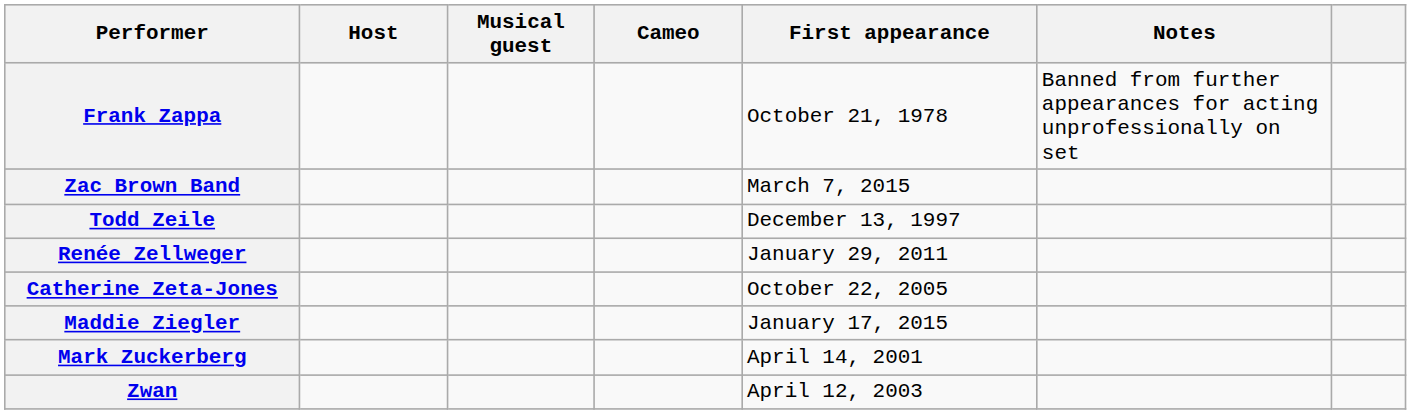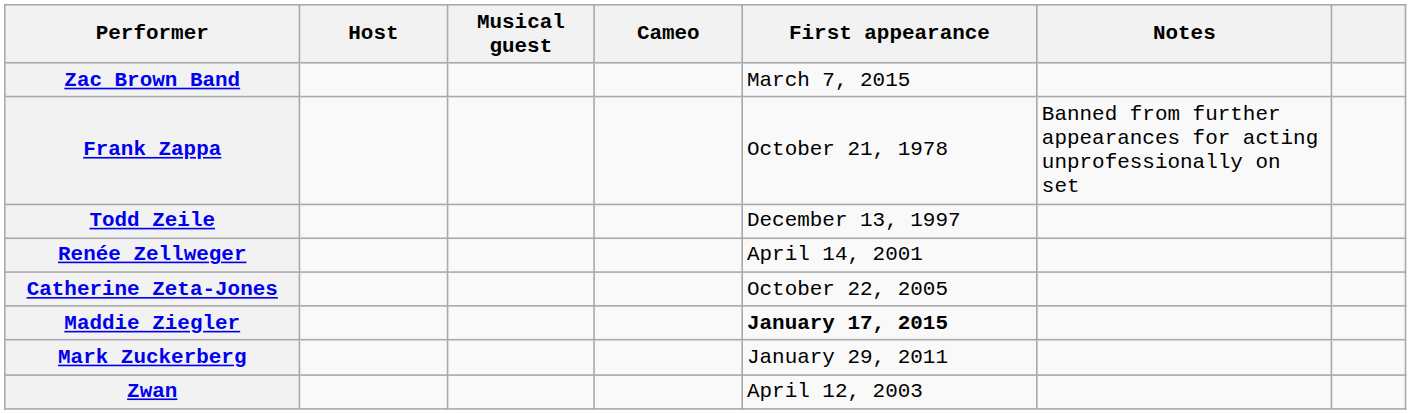rows swapped: (152, 187) <-> (152, 116)
(847, 255) January 29, 2011 -> (835, 255) April 14, 2001
(847, 323) normal -> (847, 323) bold
(835, 357) April 14, 2001 -> (847, 357) January 29, 2011
